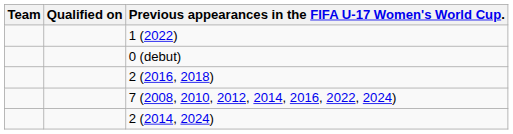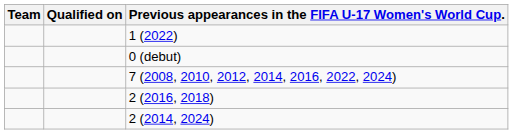rows swapped: (171, 77) <-> (263, 98)
